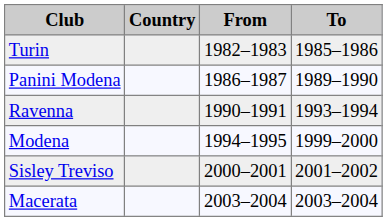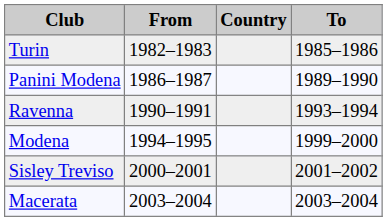columns swapped: (162, 19) <-> (245, 19)
